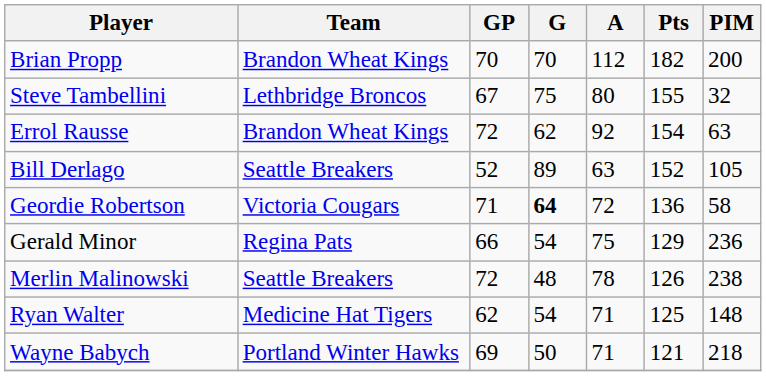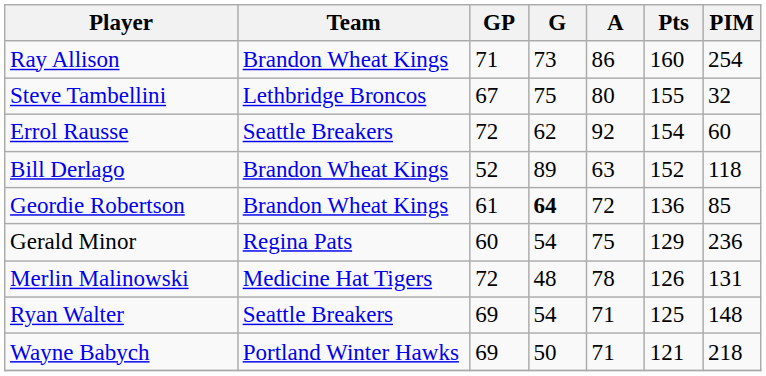- row: (66, 59)
+ row: (65, 59)
(345, 132) Brandon Wheat Kings -> (318, 132) Seattle Breakers
(719, 132) 63 -> (719, 132) 60
(318, 168) Seattle Breakers -> (345, 168) Brandon Wheat Kings
(725, 168) 105 -> (725, 168) 118
(321, 205) Victoria Cougars -> (345, 205) Brandon Wheat Kings
(487, 205) 71 -> (487, 205) 61
(719, 205) 58 -> (719, 205) 85
(487, 242) 66 -> (487, 242) 60
(318, 278) Seattle Breakers -> (337, 278) Medicine Hat Tigers
(725, 278) 238 -> (725, 278) 131
(337, 315) Medicine Hat Tigers -> (318, 315) Seattle Breakers
(487, 315) 62 -> (487, 315) 69
